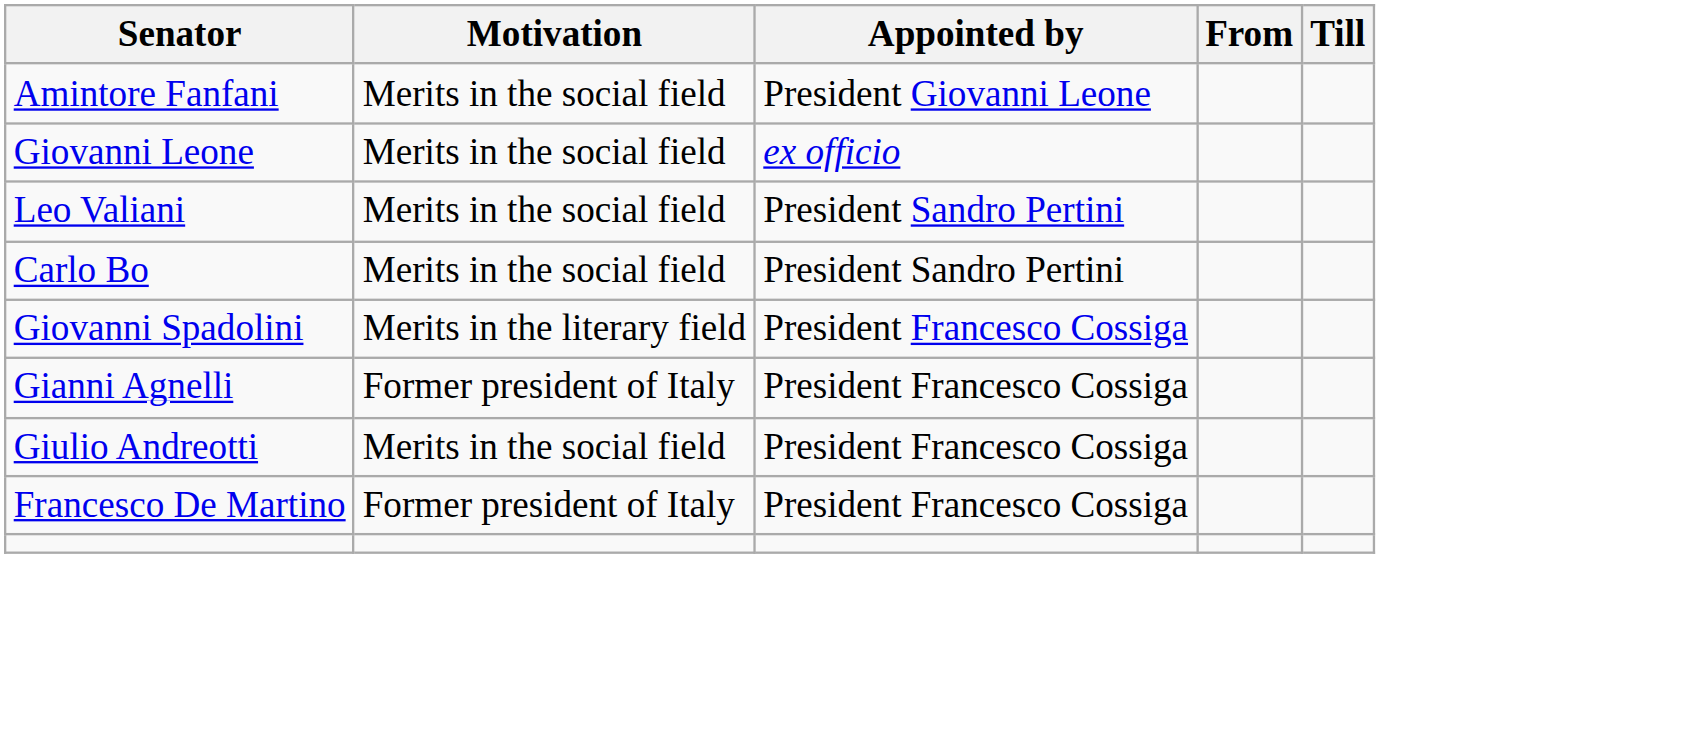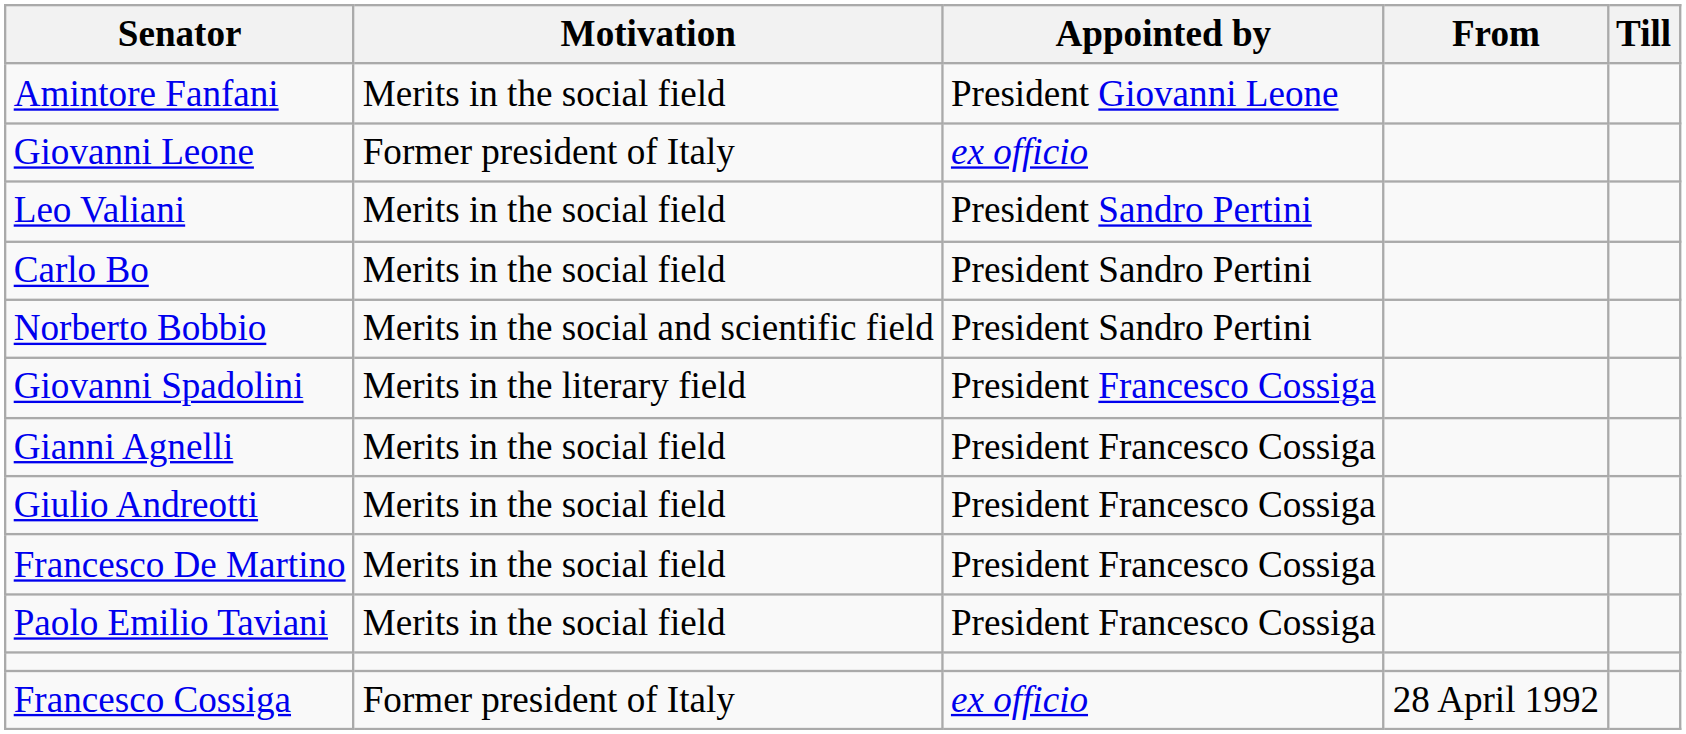(544, 151) Merits in the social field -> (549, 151) Former president of Italy
+ row: (140, 328)
(549, 387) Former president of Italy -> (544, 446) Merits in the social field
(549, 504) Former president of Italy -> (544, 563) Merits in the social field
+ row: (171, 622)
+ row: (152, 698)
